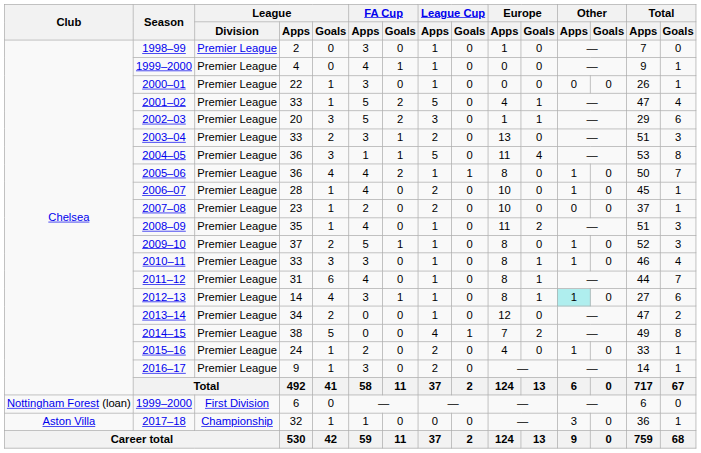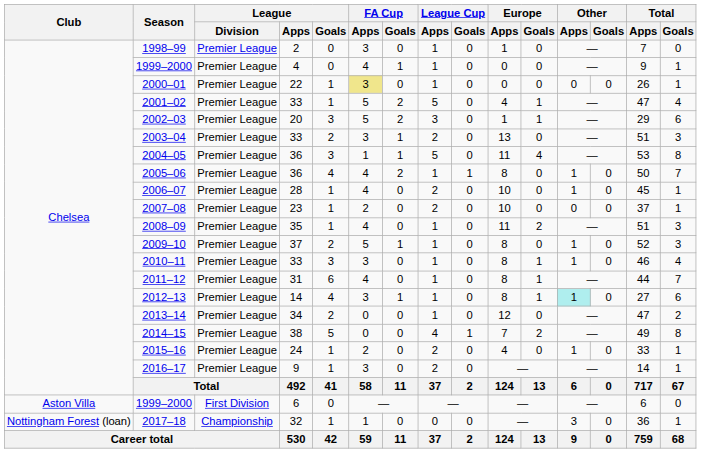(366, 84) no background -> (366, 84) khaki background
(69, 404) Nottingham Forest (loan) -> (69, 404) Aston Villa
(69, 421) Aston Villa -> (69, 421) Nottingham Forest (loan)
